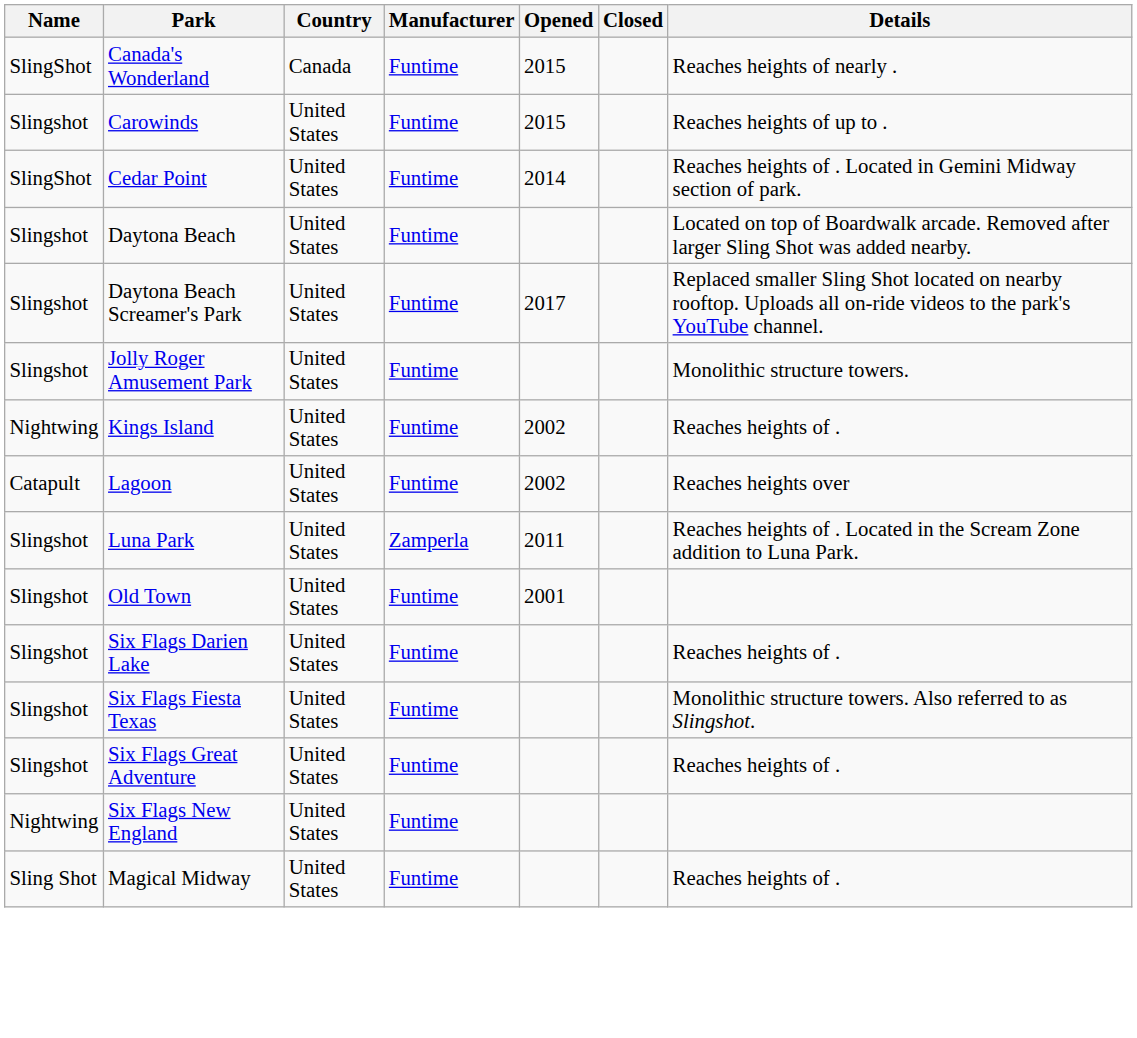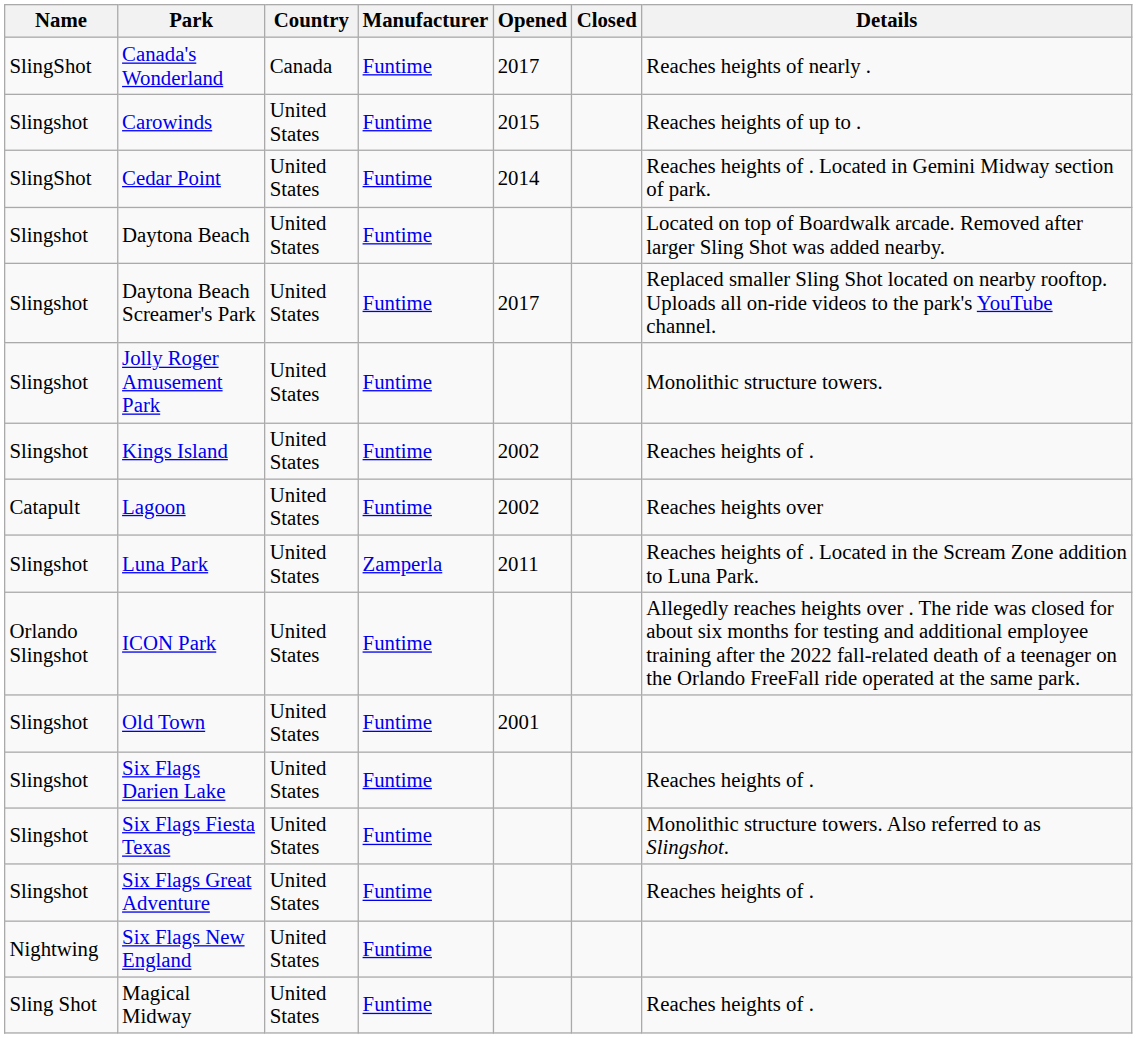(545, 65) 2015 -> (519, 65) 2017
(54, 427) Nightwing -> (49, 450) Slingshot
+ row: (169, 643)
